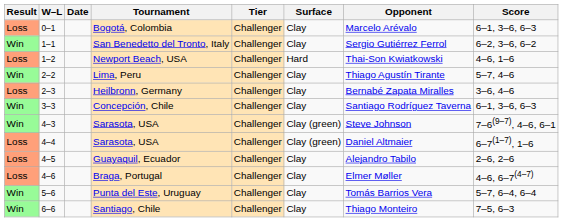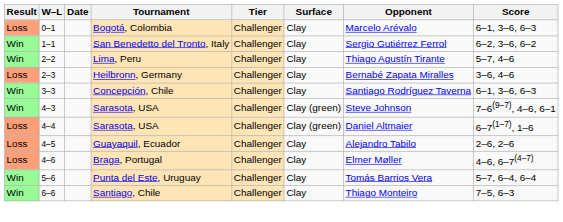- row: (48, 60)
